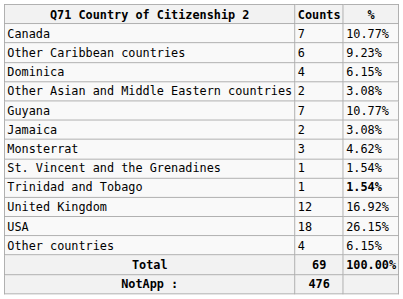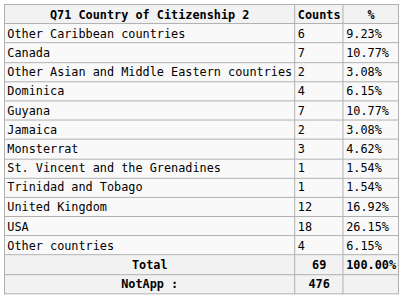rows swapped: (96, 53) <-> (29, 33)
rows swapped: (150, 91) <-> (36, 72)
(364, 188) bold -> (364, 188) normal
